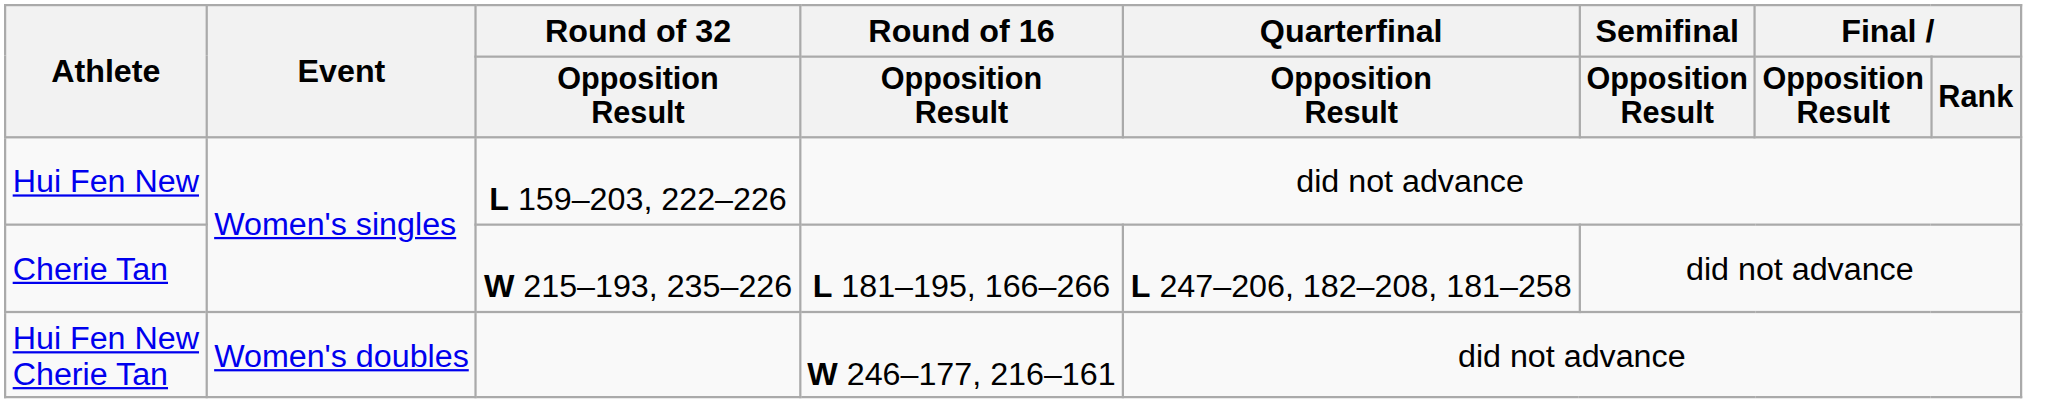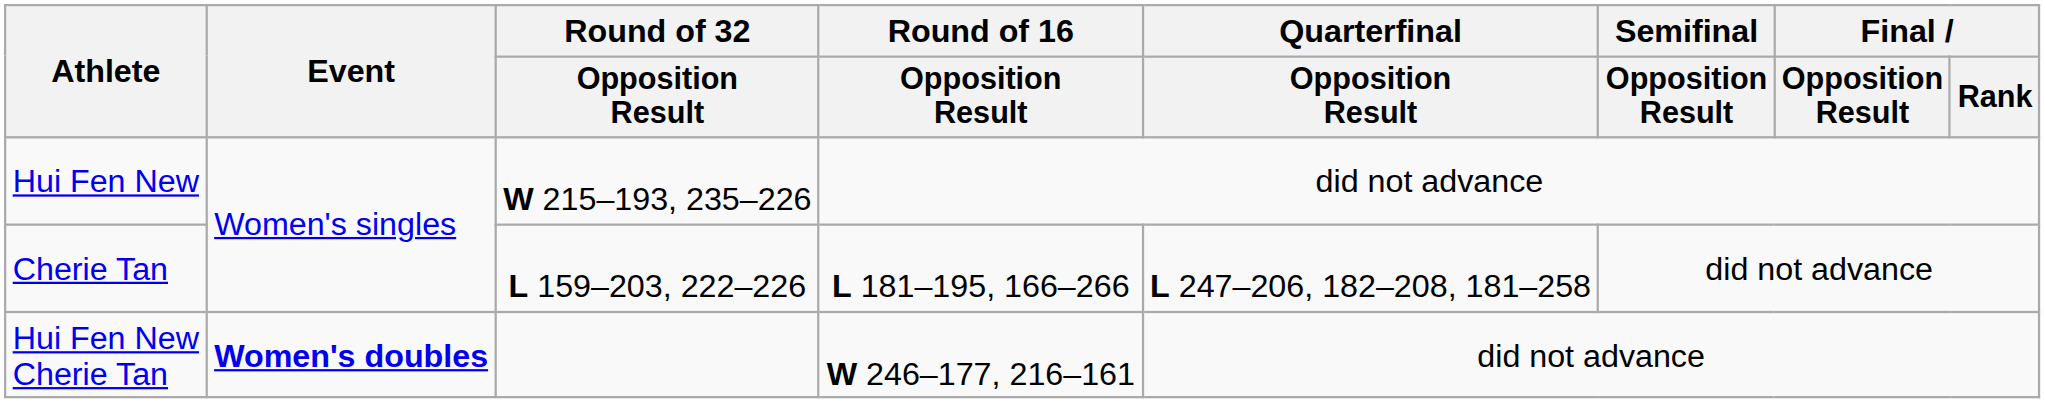(638, 199) L 159–203, 222–226 -> (657, 199) W 215–193, 235–226
(638, 286) W 215–193, 235–226 -> (657, 286) L 159–203, 222–226
(341, 355) normal -> (351, 355) bold
